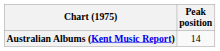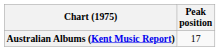(196, 38) 14 -> (196, 38) 17
